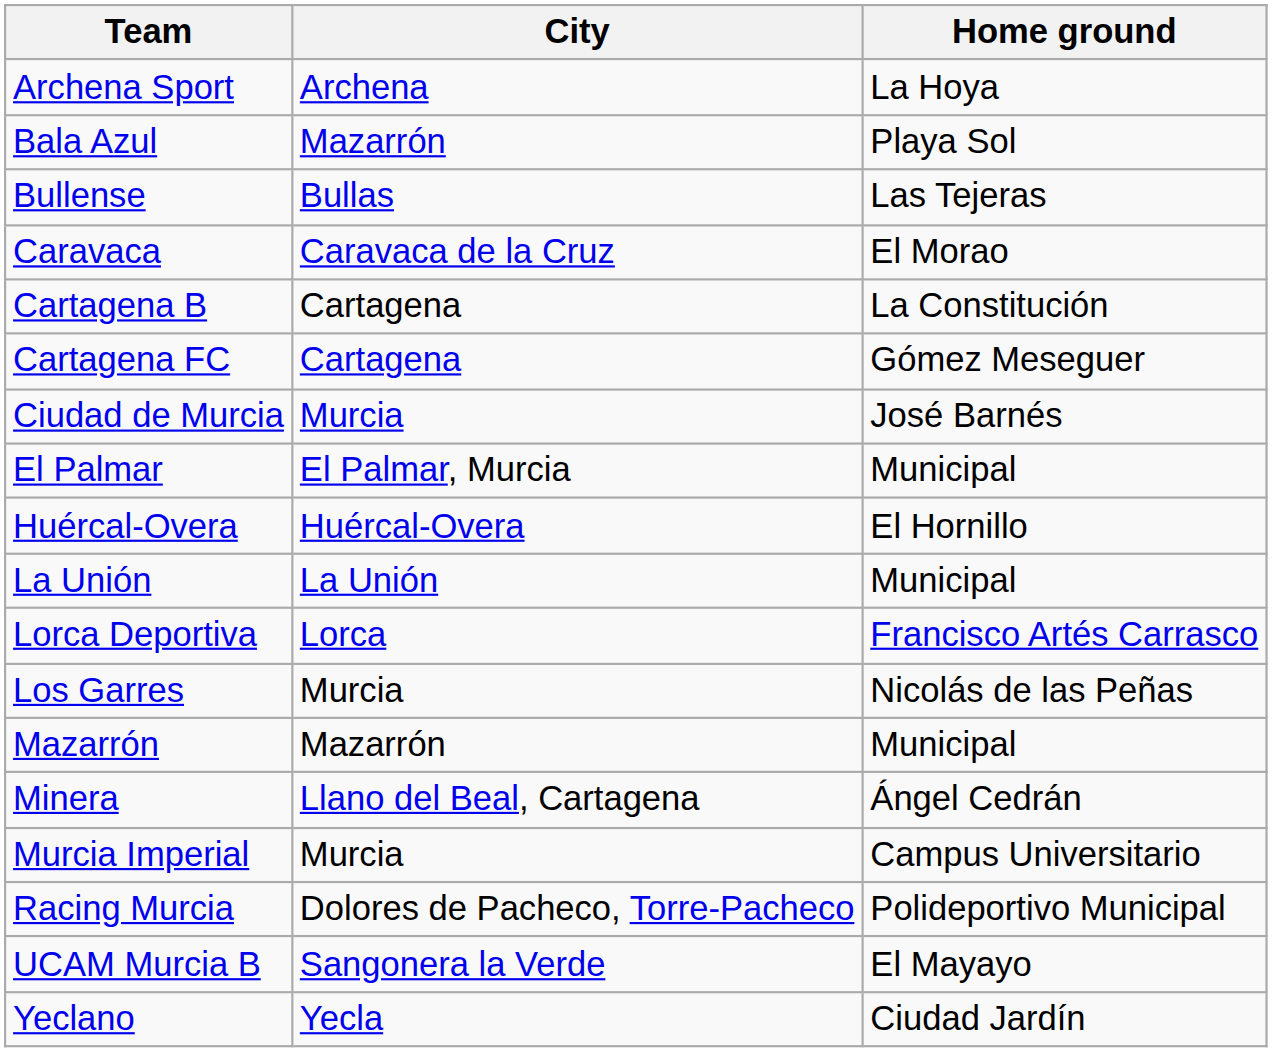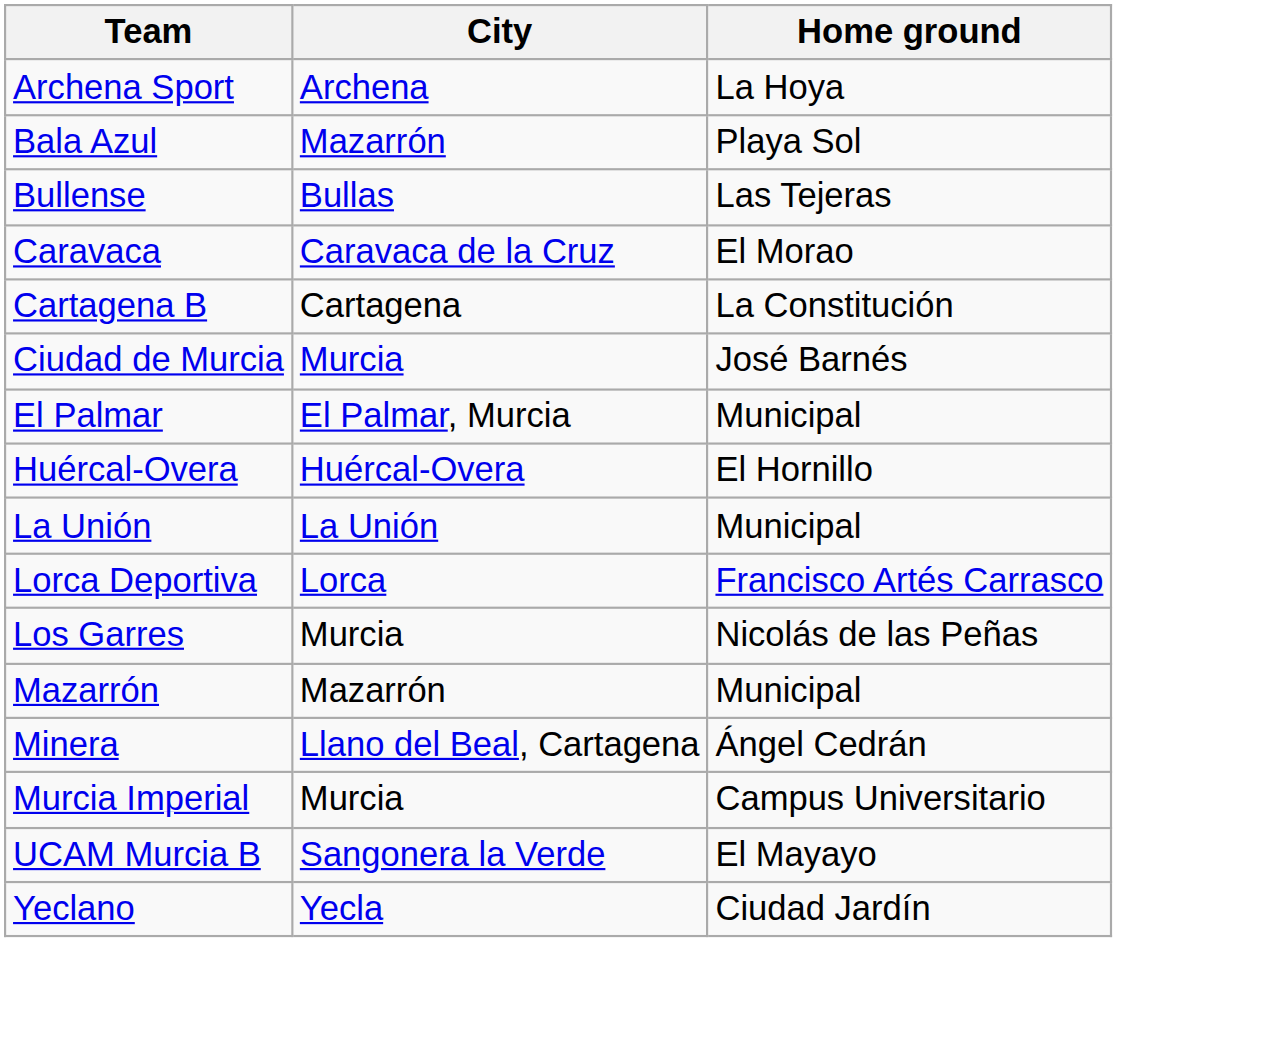- row: (122, 360)
- row: (123, 908)
